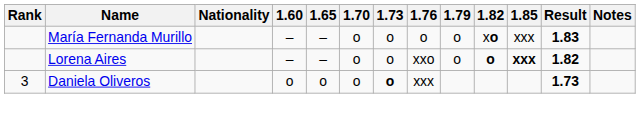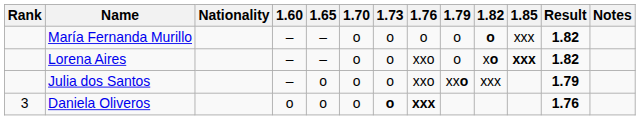(491, 37) xo -> (491, 37) o
(565, 37) 1.83 -> (565, 37) 1.82
(491, 59) o -> (491, 59) xo
+ row: (99, 81)
(424, 81) normal -> (424, 103) bold
(565, 81) 1.73 -> (565, 103) 1.76
